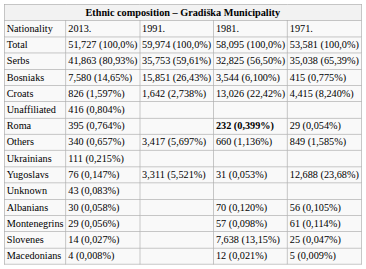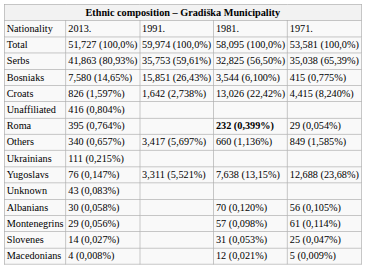(242, 175) 31 (0,053%) -> (248, 175) 7,638 (13,15%)
(248, 239) 7,638 (13,15%) -> (242, 239) 31 (0,053%)
